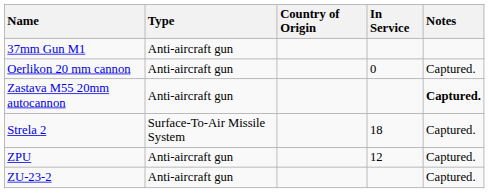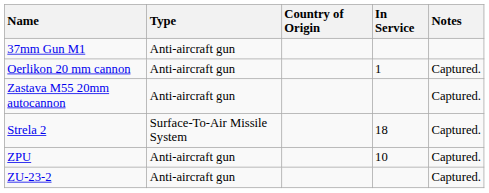(373, 68) 0 -> (378, 68) 1
(454, 95) bold -> (456, 95) normal
(376, 157) 12 -> (381, 157) 10
